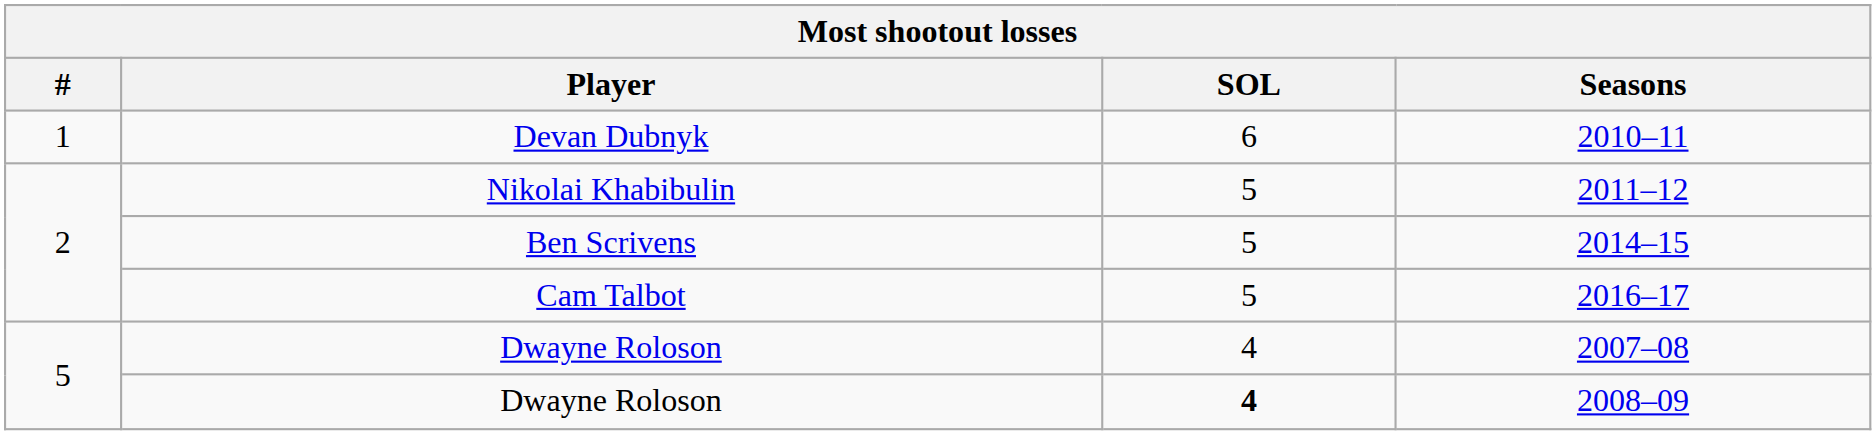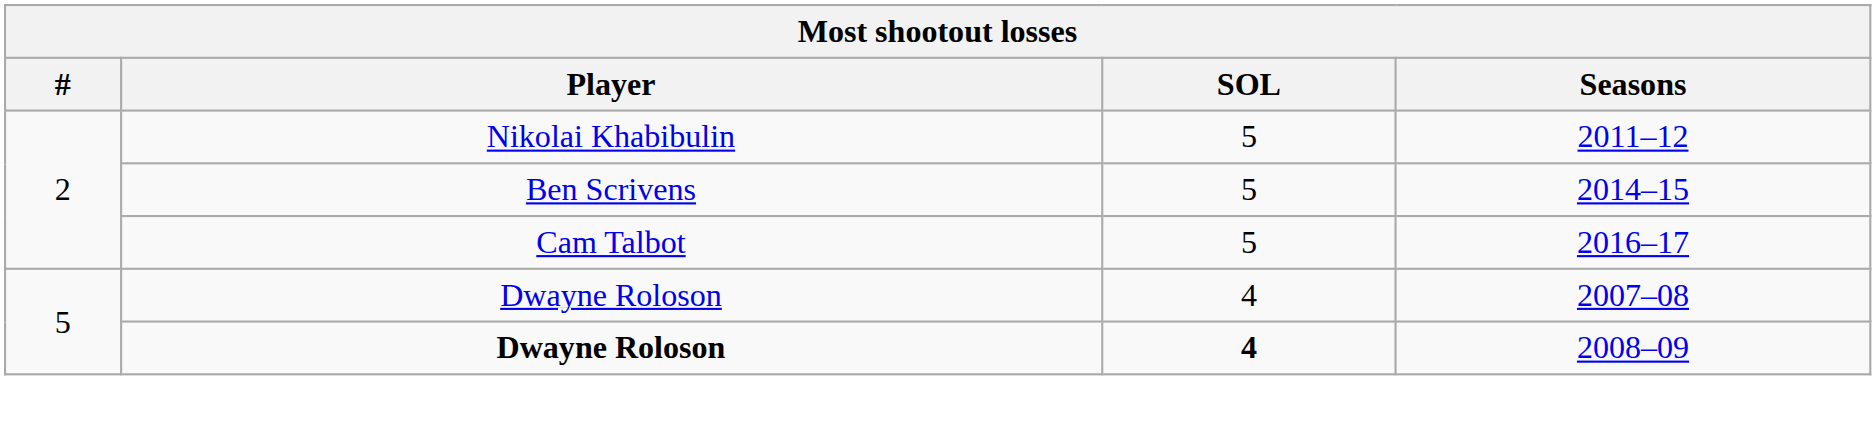- row: (1633, 136)
(611, 401) normal -> (611, 348) bold
